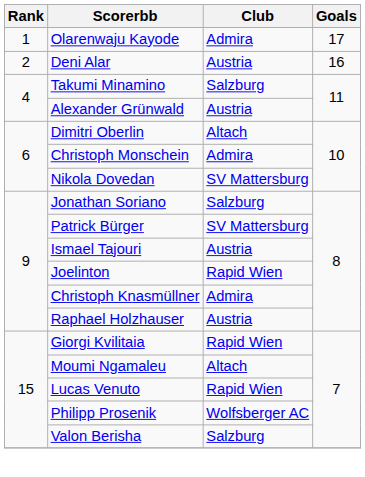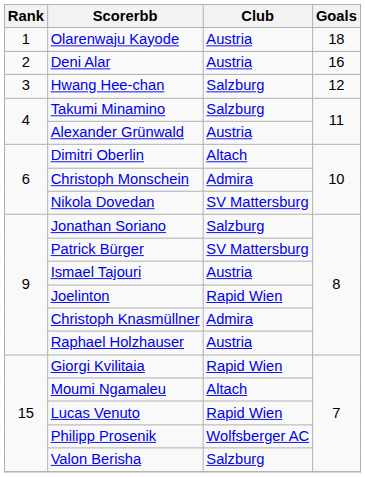(230, 39) Admira -> (229, 39) Austria
(336, 39) 17 -> (336, 39) 18
+ row: (108, 86)
